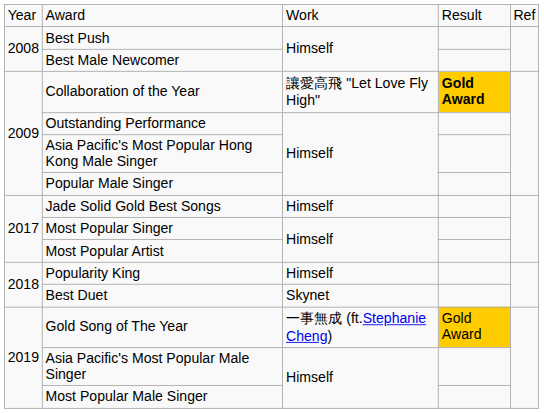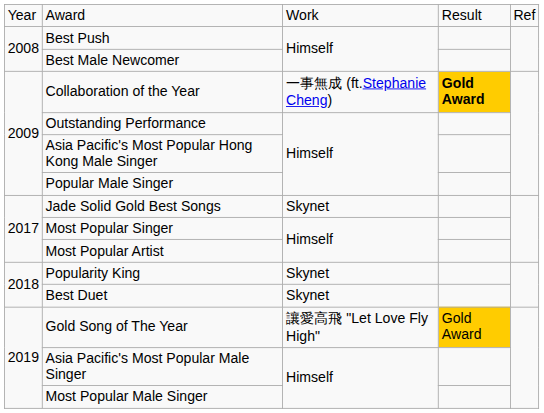(357, 92) 讓愛高飛 "Let Love Fly High" -> (356, 92) 一事無成 (ft.Stephanie Cheng)
(309, 206) Himself -> (308, 206) Skynet
(309, 273) Himself -> (308, 273) Skynet
(356, 327) 一事無成 (ft.Stephanie Cheng) -> (357, 327) 讓愛高飛 "Let Love Fly High"
